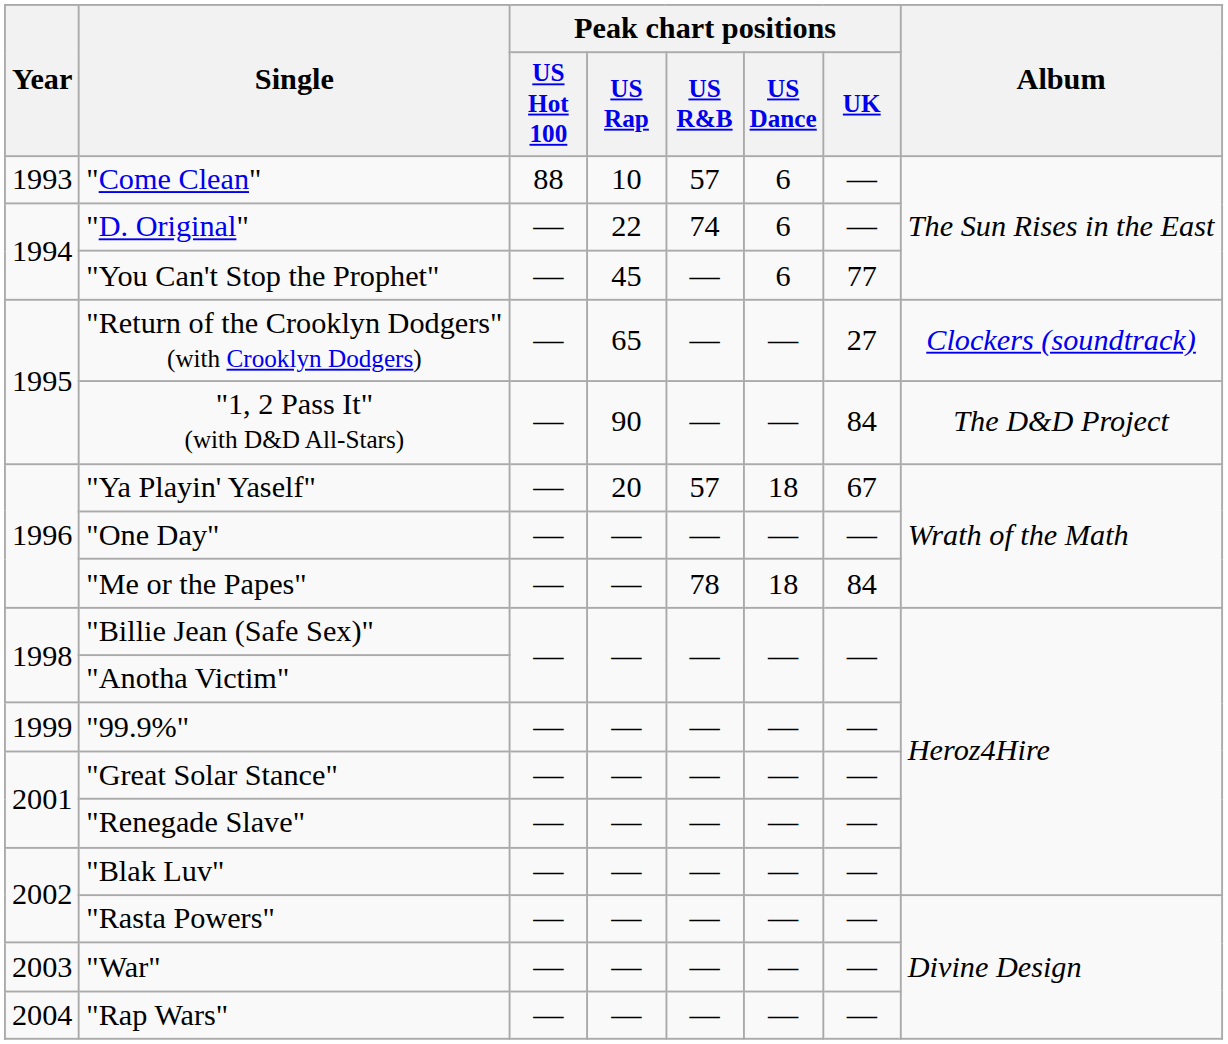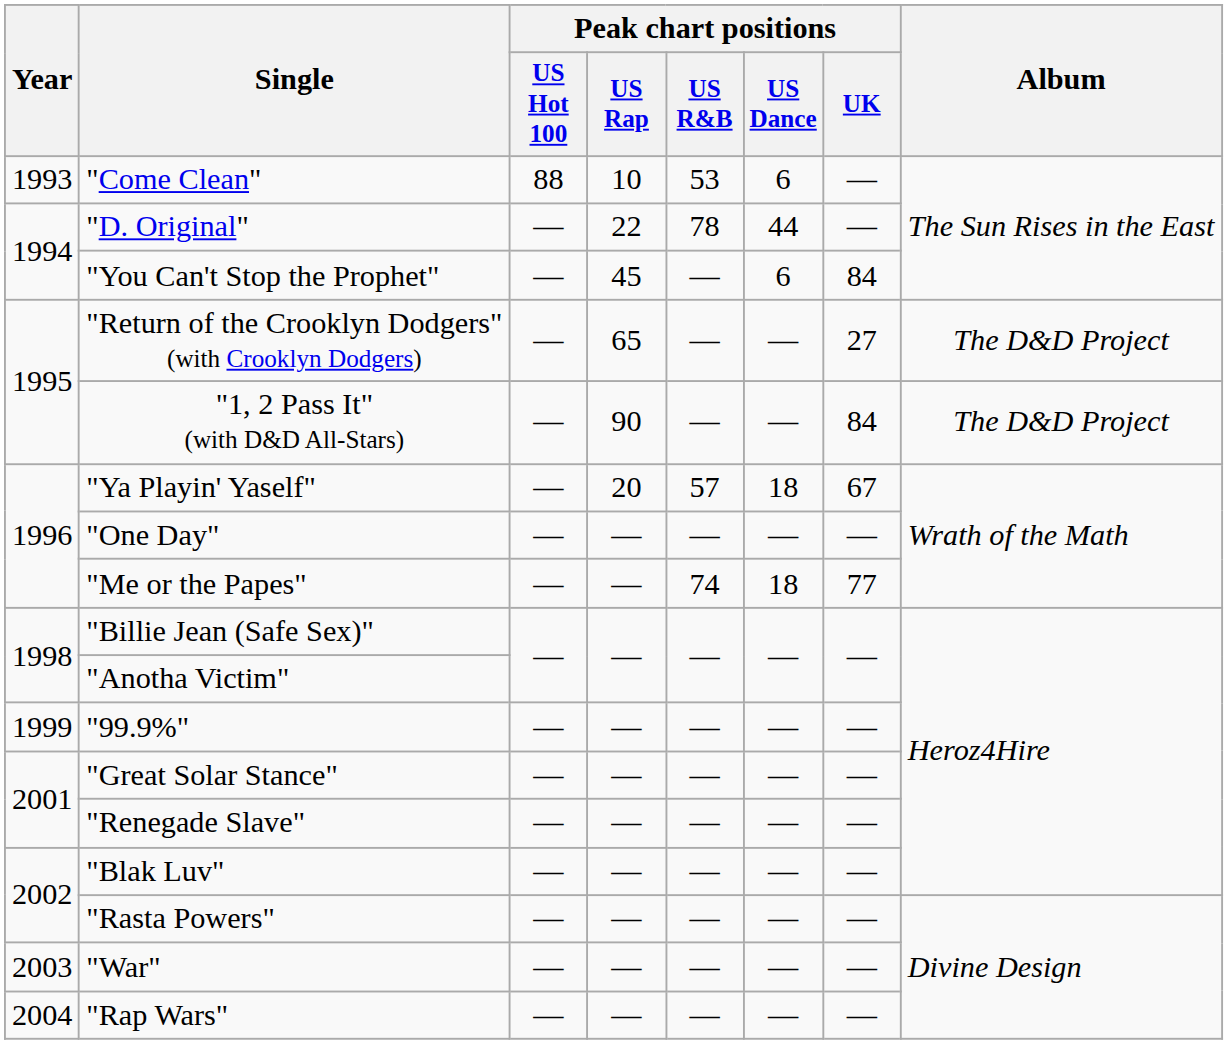(705, 179) 57 -> (705, 179) 53
(705, 227) 74 -> (705, 227) 78
(783, 227) 6 -> (783, 227) 44
(862, 275) 77 -> (862, 275) 84
(1061, 339) Clockers (soundtrack) -> (1061, 339) The D&D Project
(705, 582) 78 -> (705, 582) 74
(862, 582) 84 -> (862, 582) 77
